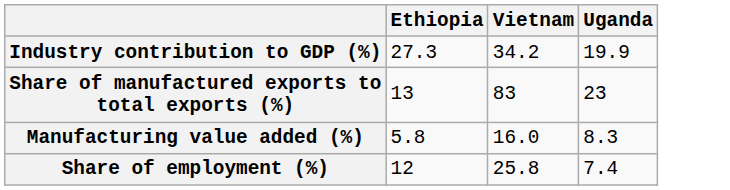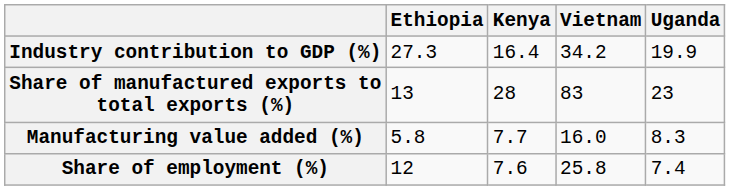+ column: (522, 21)
